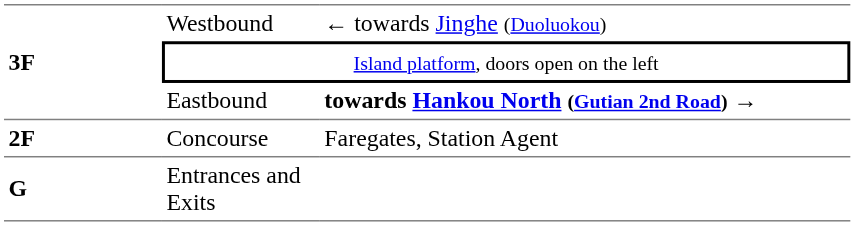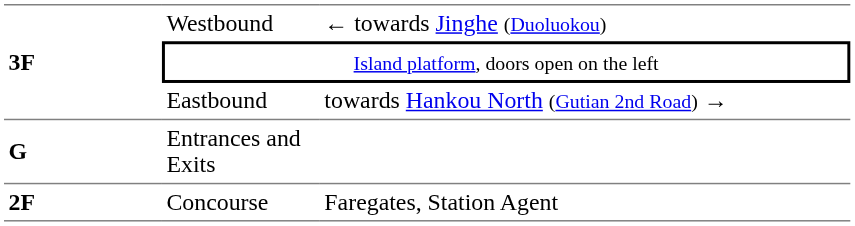(541, 100) bold -> (526, 100) normal
rows swapped: (217, 137) <-> (234, 188)
